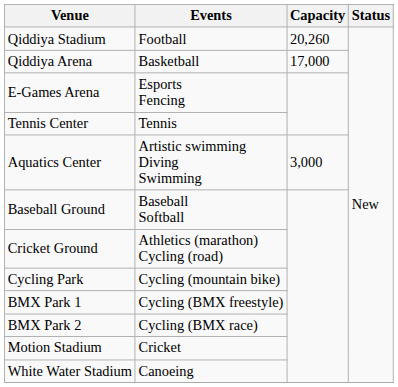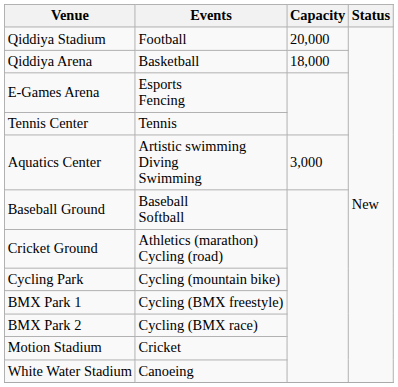(310, 38) 20,260 -> (310, 38) 20,000
(310, 61) 17,000 -> (310, 61) 18,000
